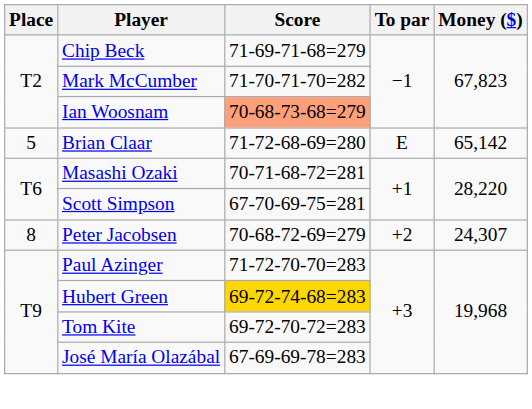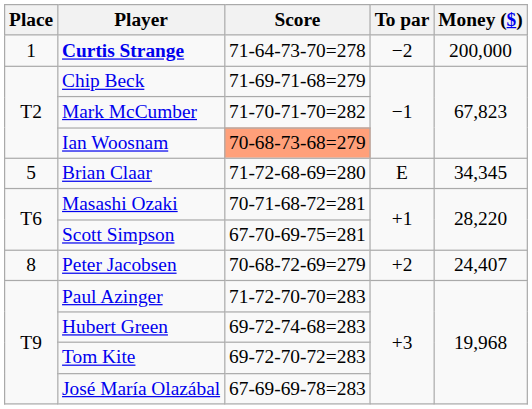+ row: (123, 50)
(481, 142) 65,142 -> (481, 173) 34,345
(481, 234) 24,307 -> (481, 265) 24,407
(297, 296) gold background -> (297, 326) no background
